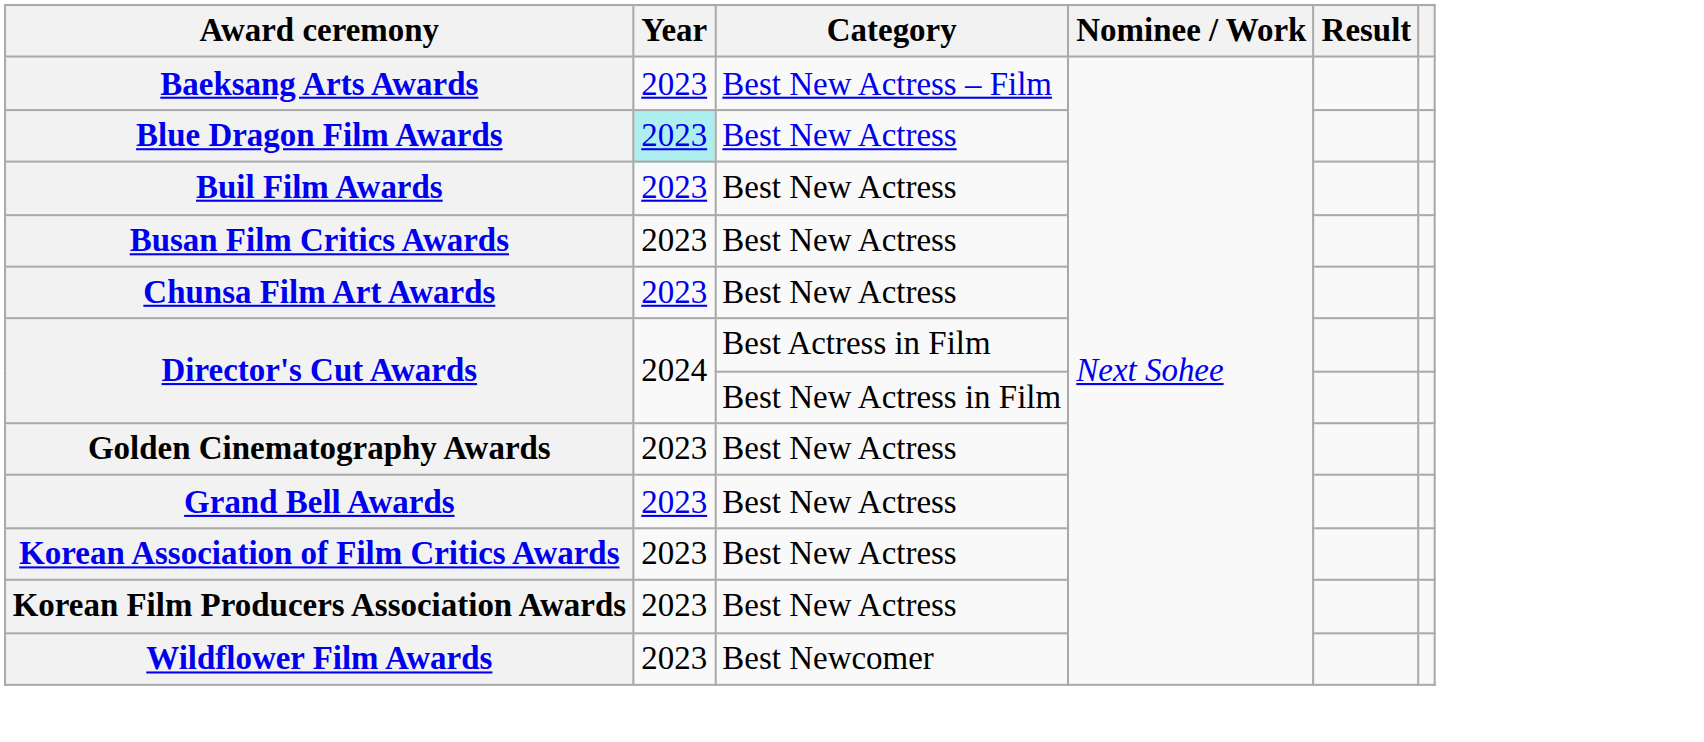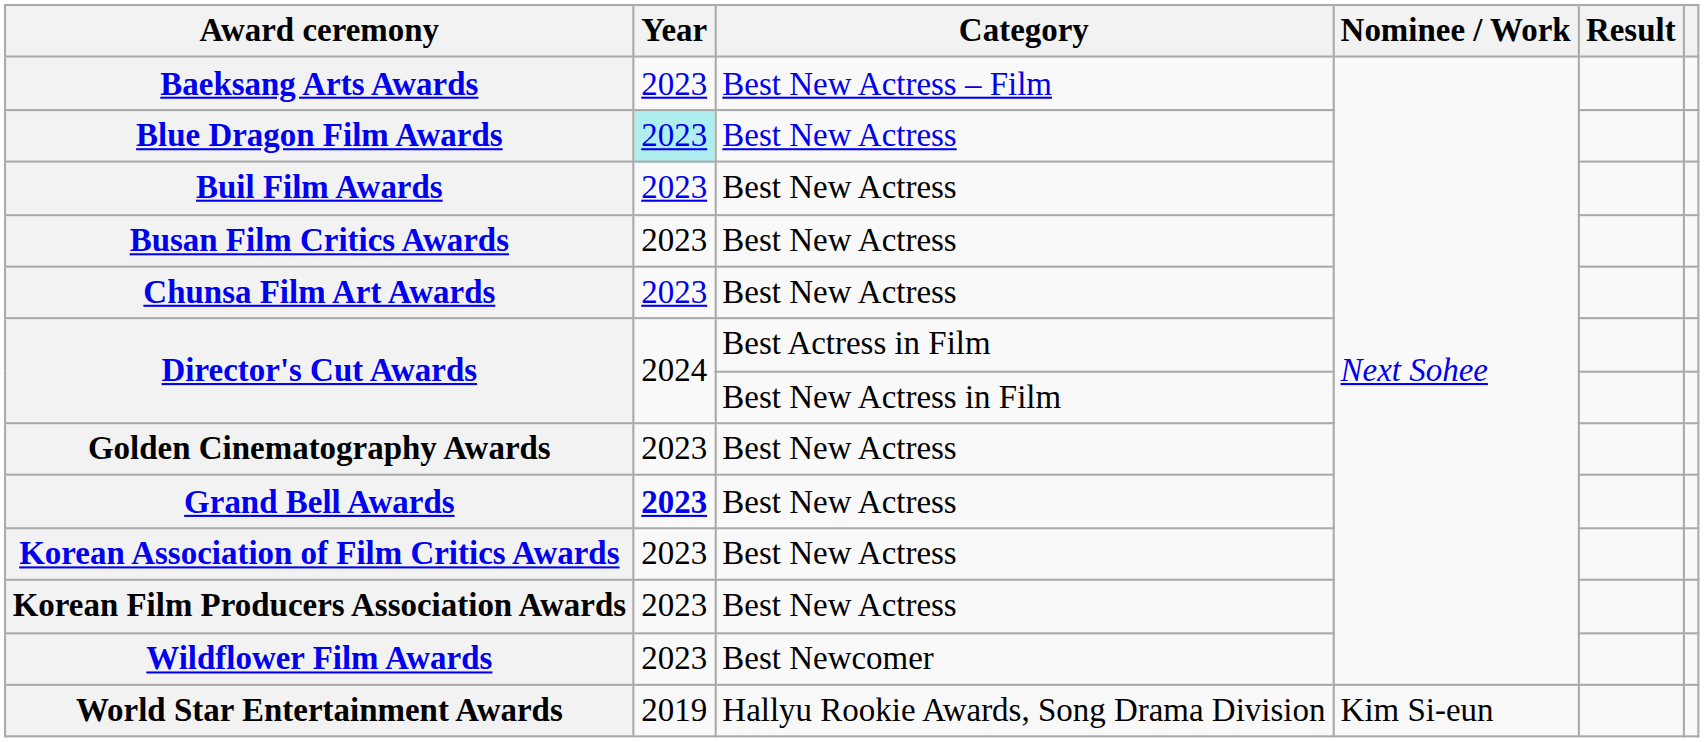(674, 501) normal -> (674, 501) bold
+ row: (319, 710)
